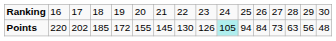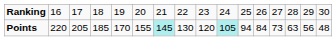(80, 28) 202 -> (80, 28) 205
(122, 28) 172 -> (122, 28) 170
(164, 28) no background -> (164, 28) paleturquoise background
(206, 28) 126 -> (206, 28) 120
